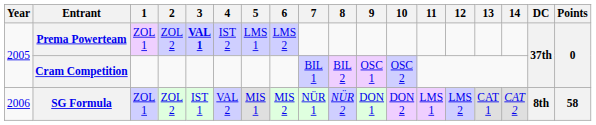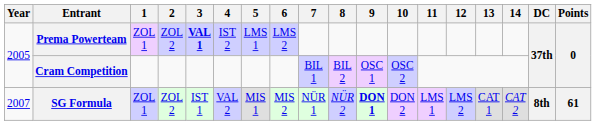(19, 103) 2006 -> (19, 103) 2007
(372, 103) normal -> (372, 103) bold
(572, 103) 58 -> (573, 103) 61
